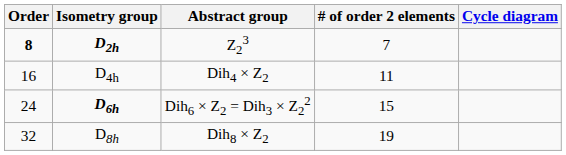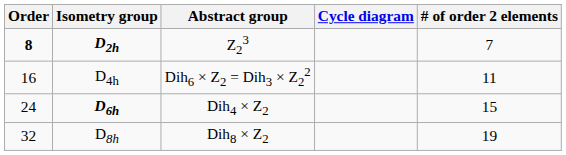columns swapped: (386, 16) <-> (510, 16)
(238, 75) Dih4 × Z2 -> (238, 77) Dih6 × Z2 = Dih3 × Z22
(238, 106) Dih6 × Z2 = Dih3 × Z22 -> (238, 108) Dih4 × Z2
